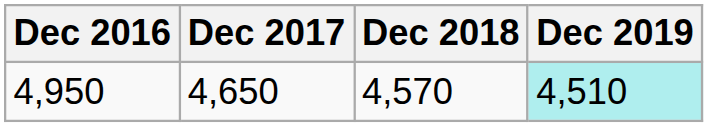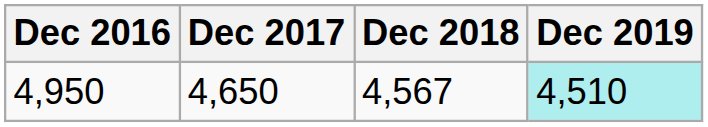(407, 90) 4,570 -> (407, 90) 4,567
